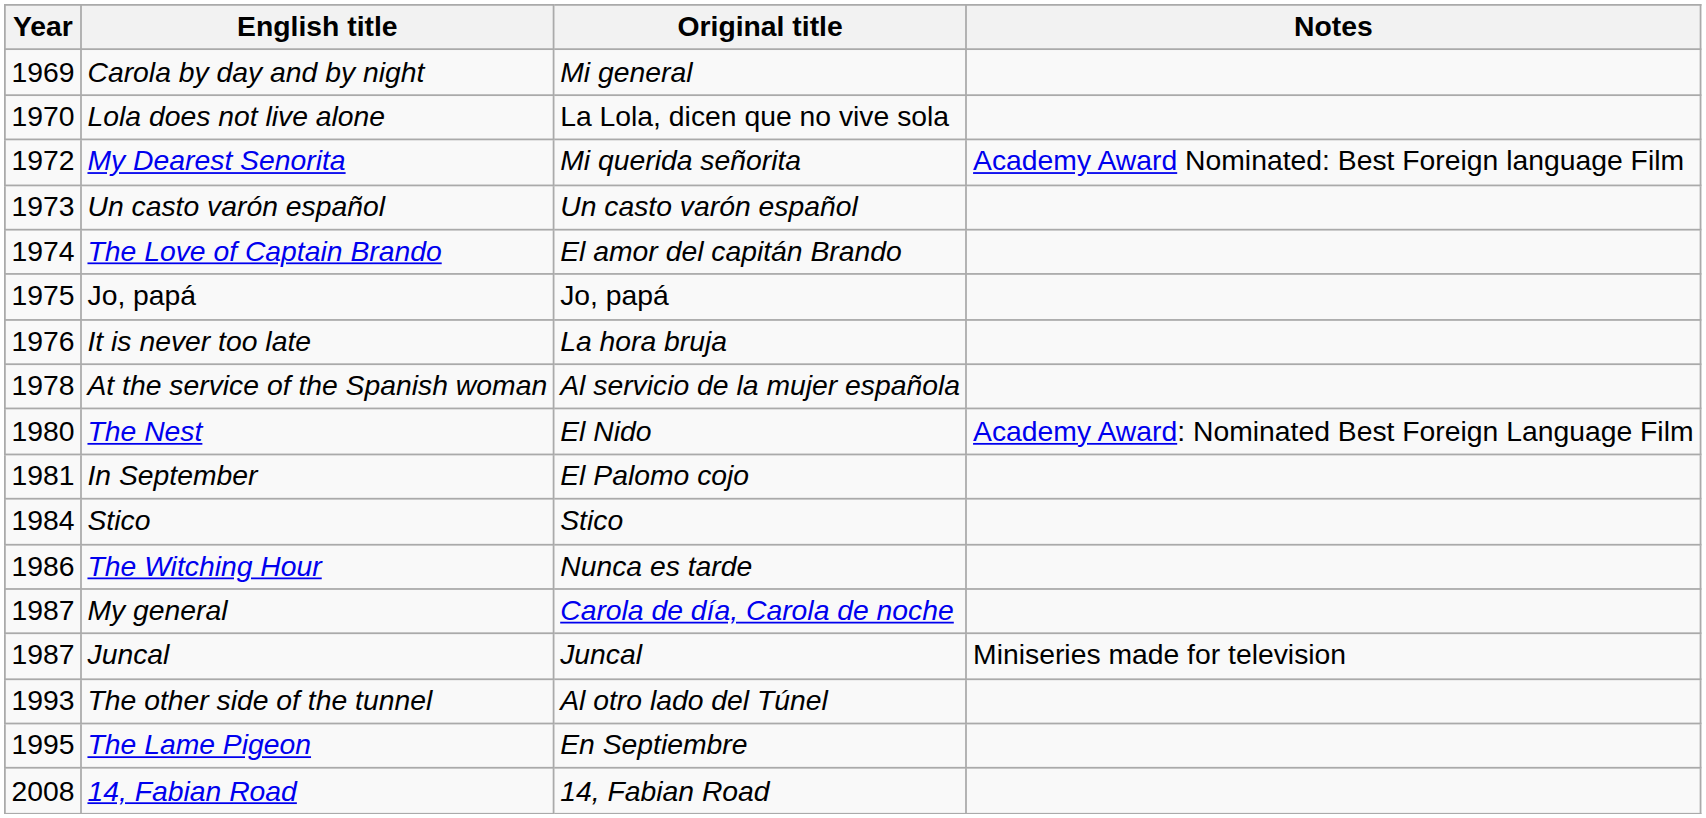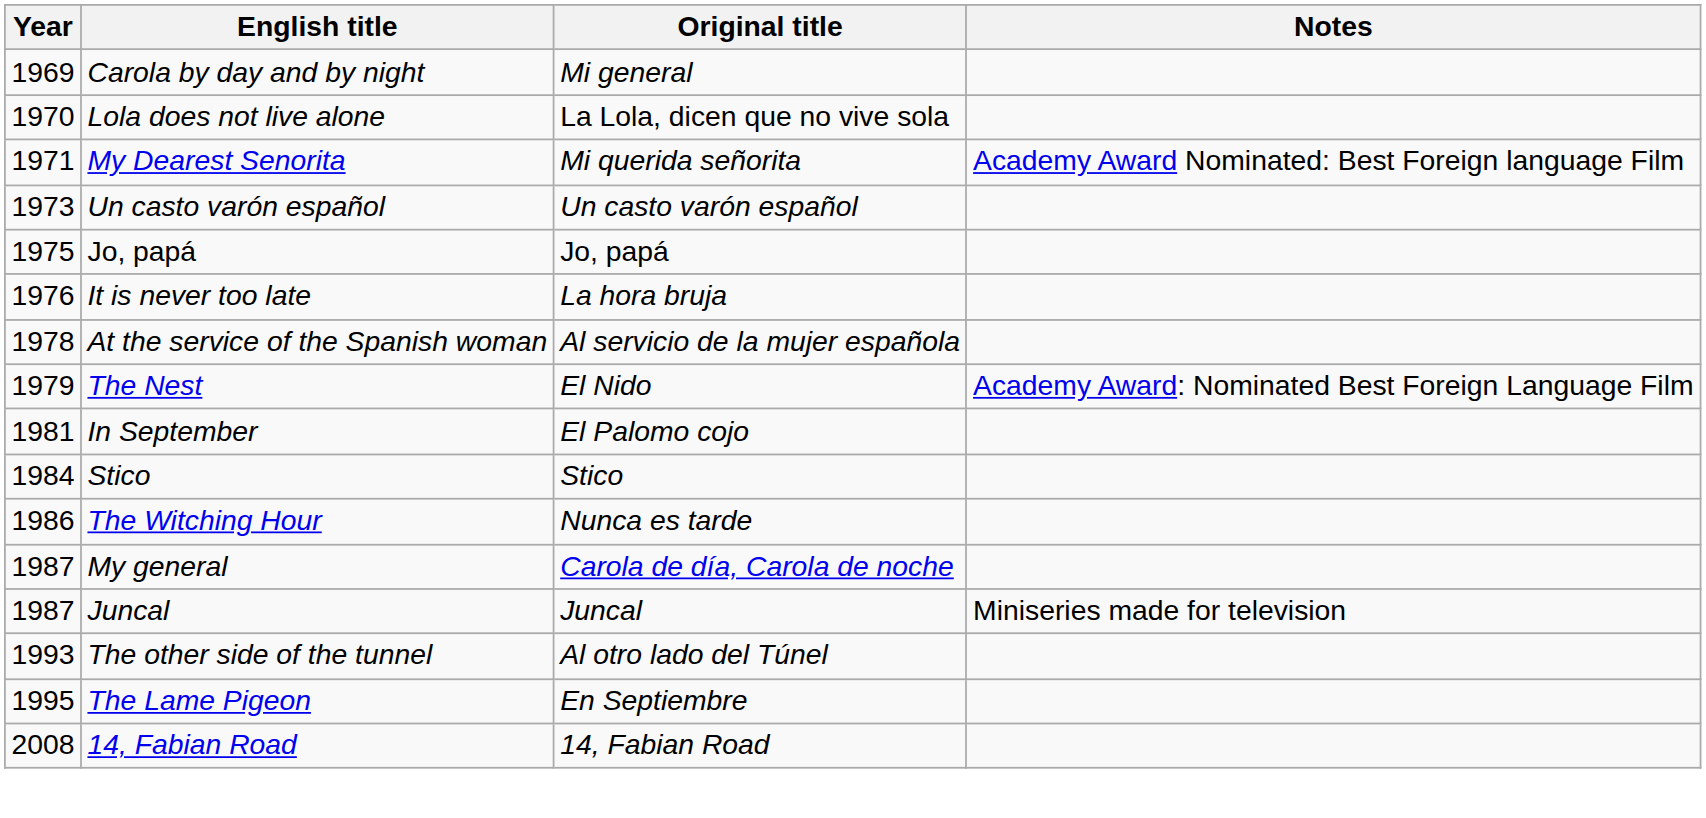(43, 161) 1972 -> (43, 161) 1971
- row: (265, 251)
(43, 431) 1980 -> (43, 386) 1979
